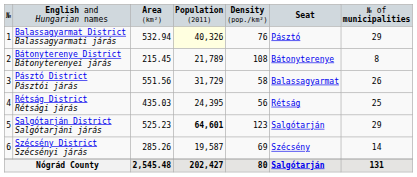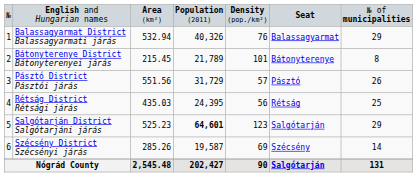(209, 38) lightyellow background -> (209, 38) no background
(286, 38) Pásztó -> (305, 38) Balassagyarmat
(260, 60) 108 -> (260, 60) 101
(263, 82) 58 -> (263, 82) 57
(305, 82) Balassagyarmat -> (286, 82) Pásztó
(263, 166) 80 -> (263, 166) 90
